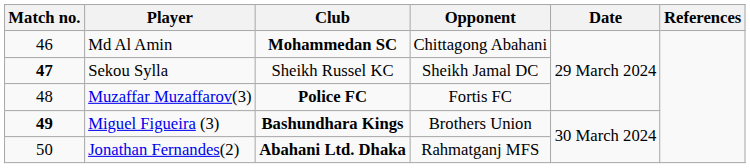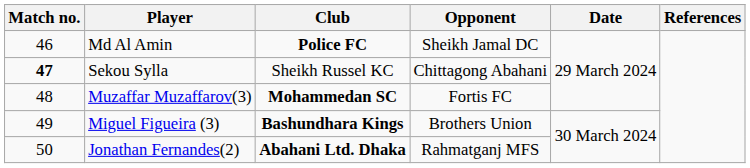(332, 44) Mohammedan SC -> (332, 44) Police FC
(480, 44) Chittagong Abahani -> (480, 44) Sheikh Jamal DC
(480, 70) Sheikh Jamal DC -> (480, 70) Chittagong Abahani
(332, 96) Police FC -> (332, 96) Mohammedan SC
(44, 123) bold -> (44, 123) normal
